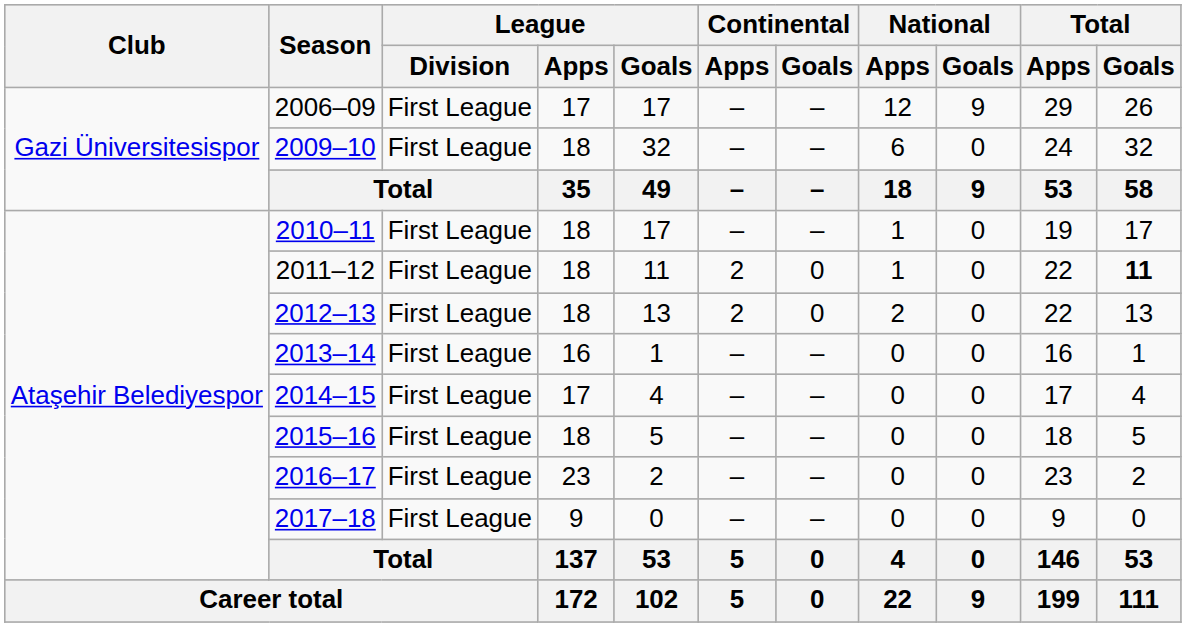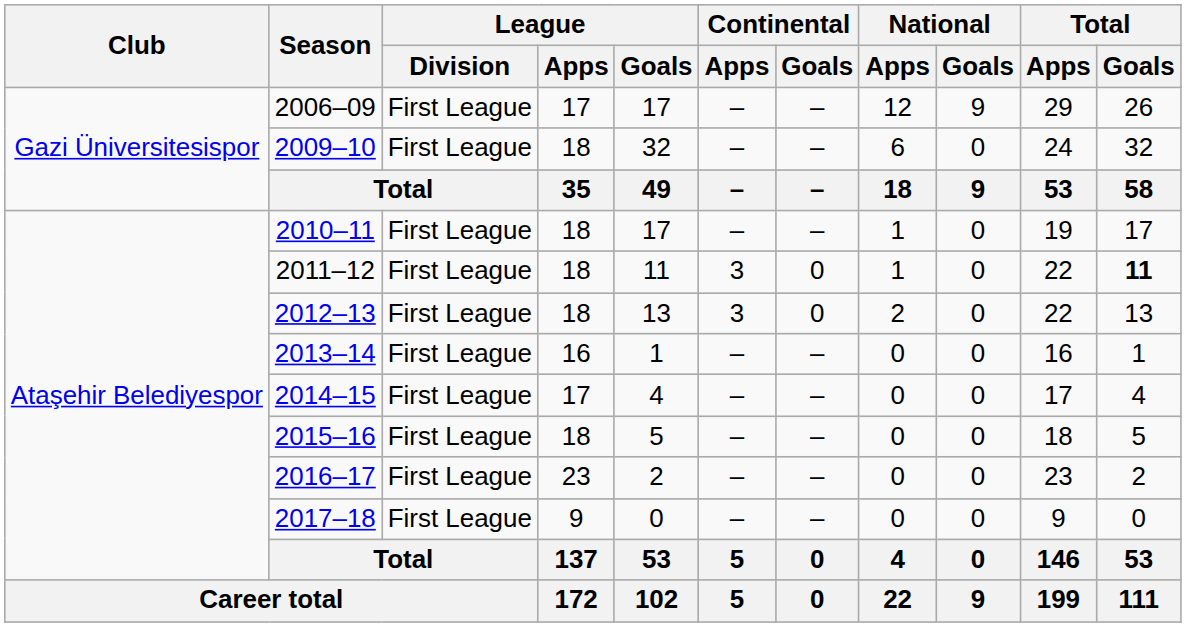(737, 271) 2 -> (737, 271) 3
(737, 312) 2 -> (737, 312) 3
